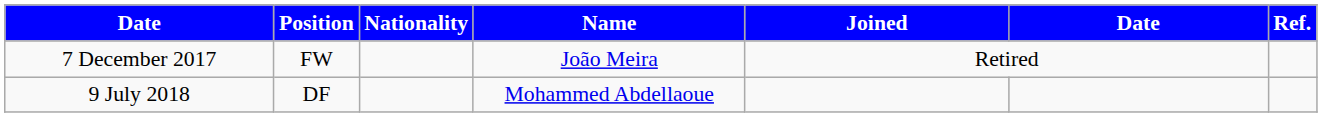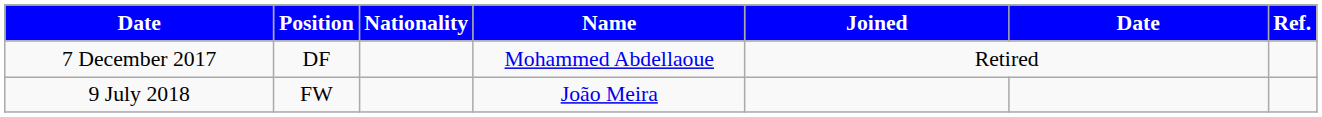(316, 58) FW -> (316, 58) DF
(609, 58) João Meira -> (609, 58) Mohammed Abdellaoue
(316, 94) DF -> (316, 94) FW
(609, 94) Mohammed Abdellaoue -> (609, 94) João Meira
